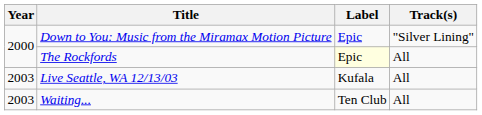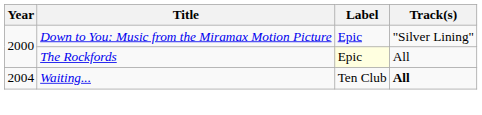- row: (109, 78)
(21, 99) 2003 -> (21, 78) 2004
(401, 99) normal -> (401, 78) bold
